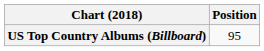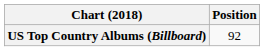(234, 35) 95 -> (234, 35) 92
